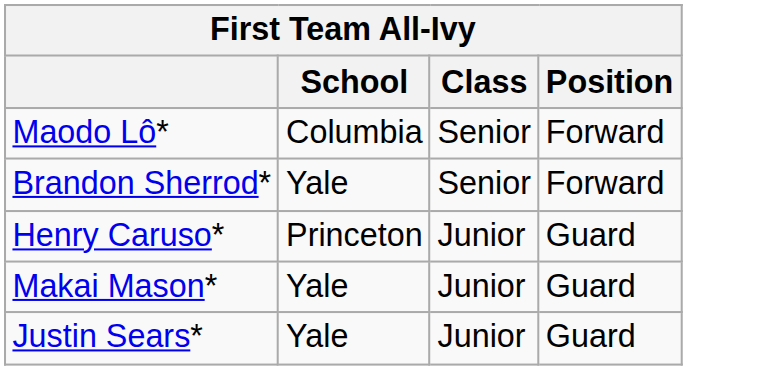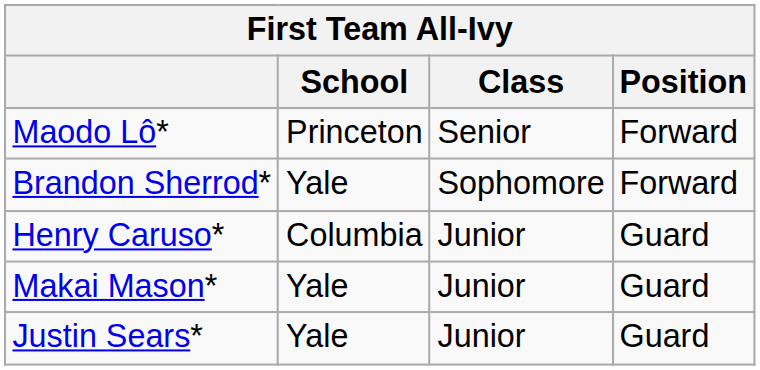(354, 132) Columbia -> (354, 132) Princeton
(484, 183) Senior -> (521, 183) Sophomore
(354, 235) Princeton -> (354, 235) Columbia
